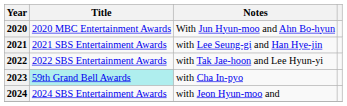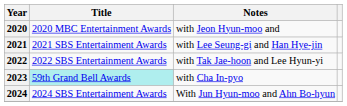(255, 28) With Jun Hyun-moo and Ahn Bo-hyun -> (228, 28) with Jeon Hyun-moo and
(228, 93) with Jeon Hyun-moo and -> (255, 93) With Jun Hyun-moo and Ahn Bo-hyun
